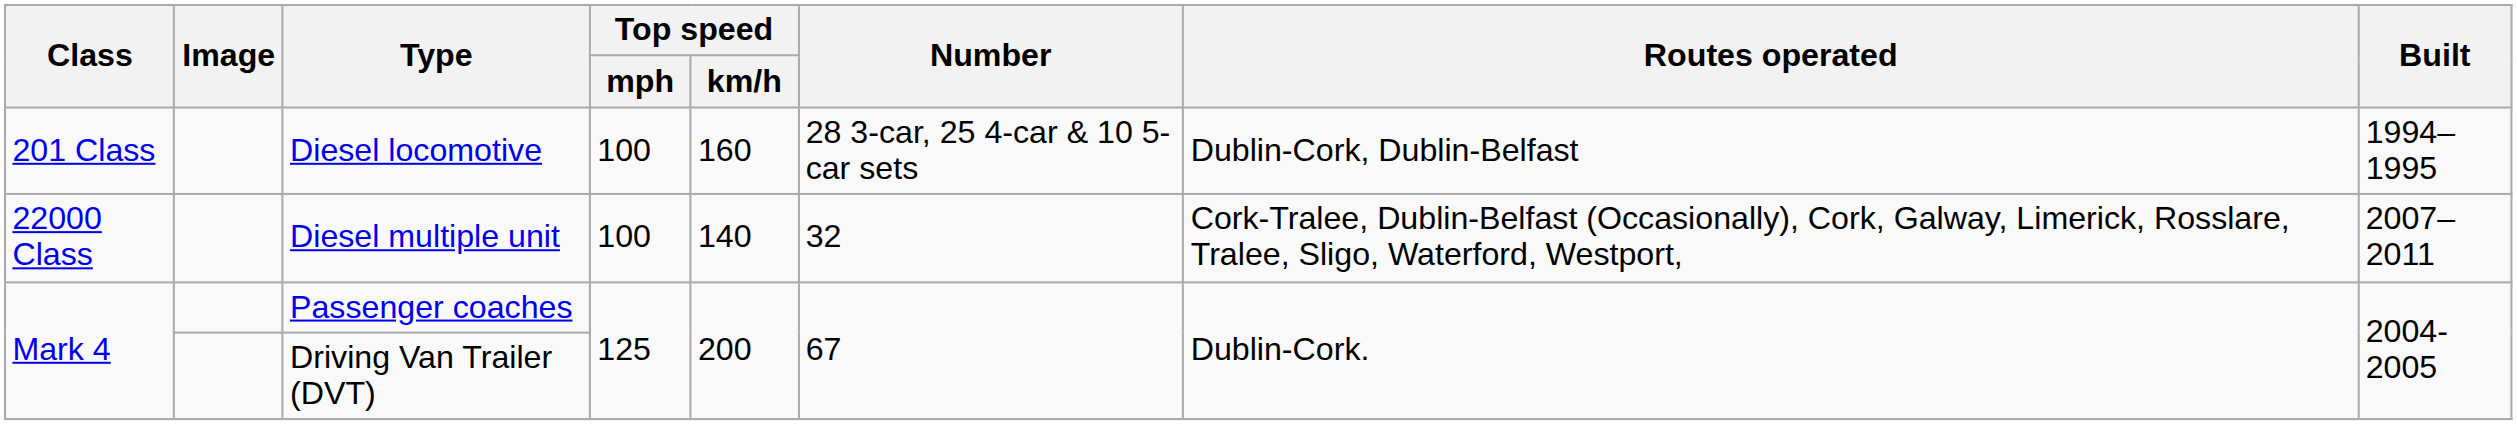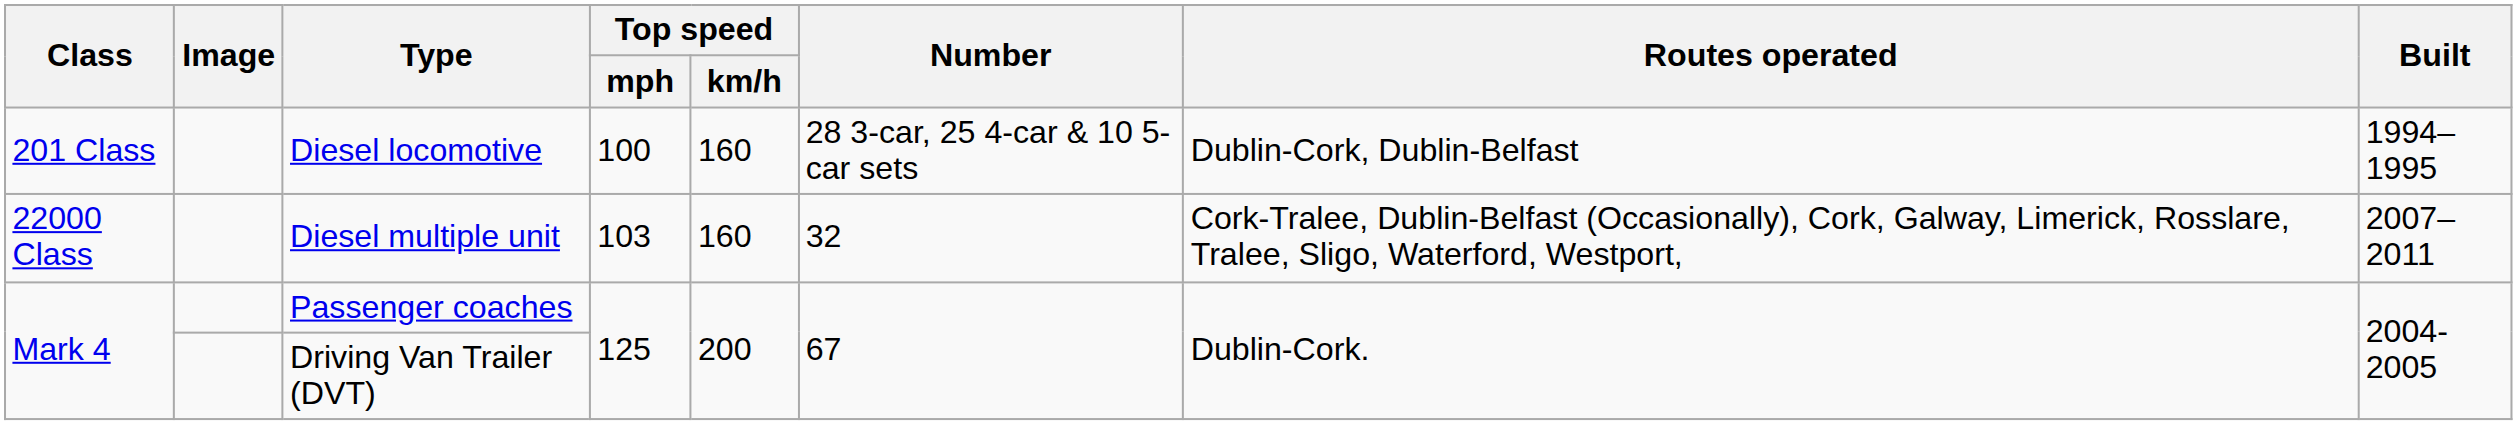(624, 237) 100 -> (624, 237) 103
(725, 237) 140 -> (725, 237) 160
